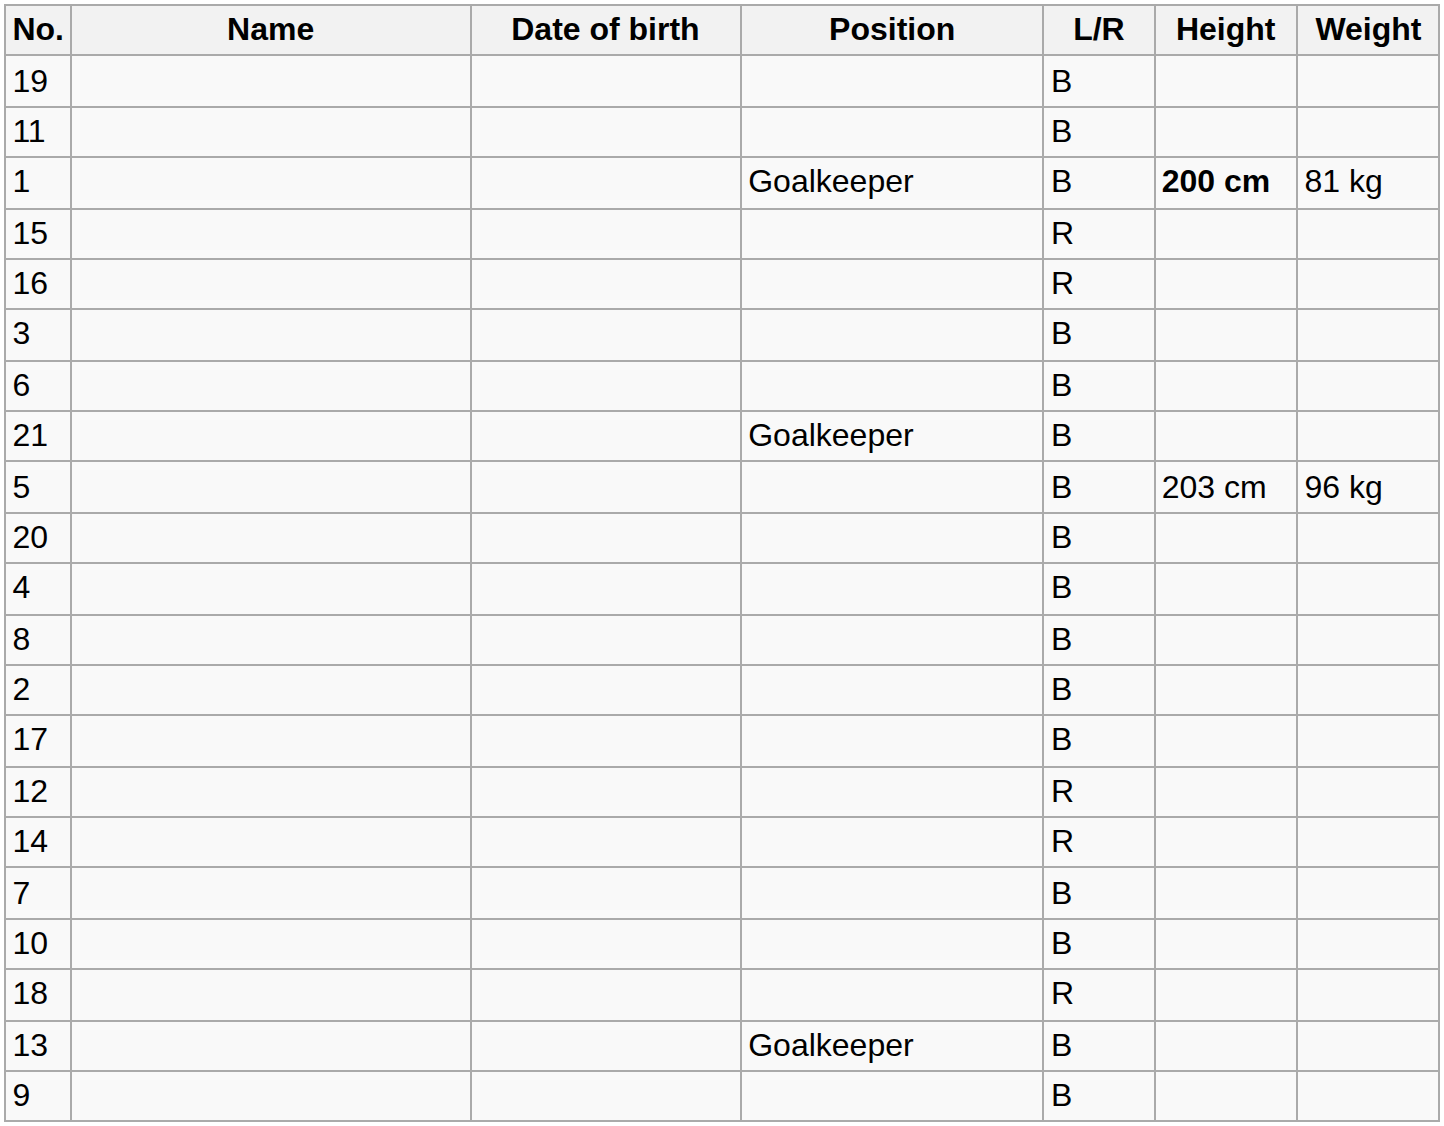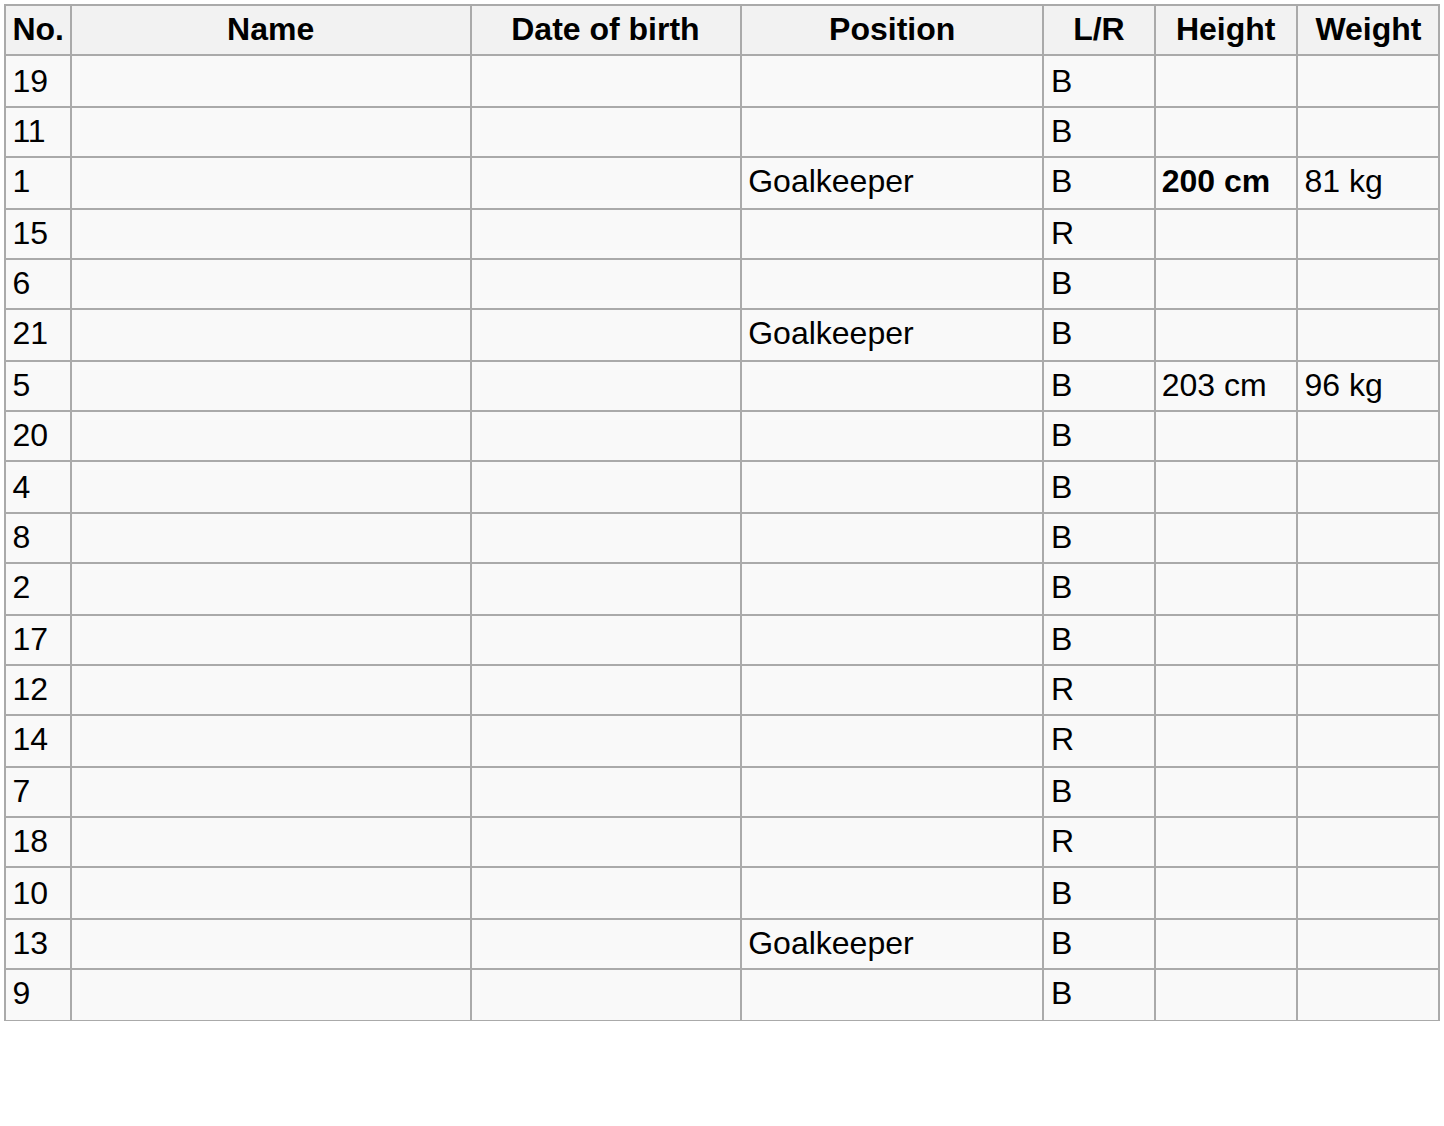- row: (30, 283)
- row: (21, 334)
rows swapped: (30, 994) <-> (30, 943)
